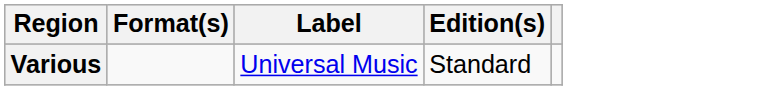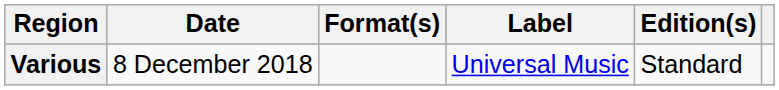+ column: (213, 24)
